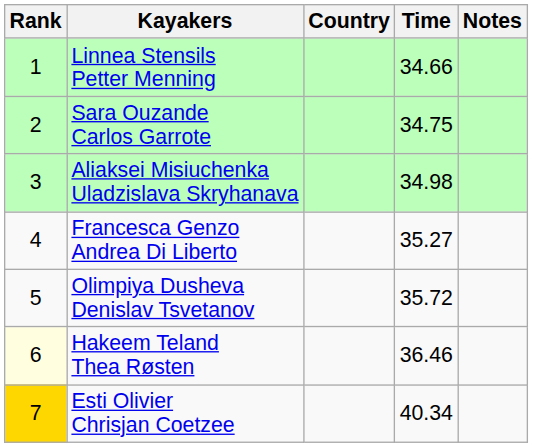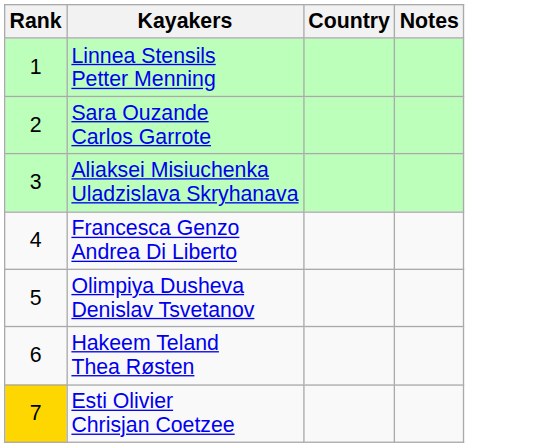- column: (426, 21)
(36, 355) lightyellow background -> (36, 355) no background
